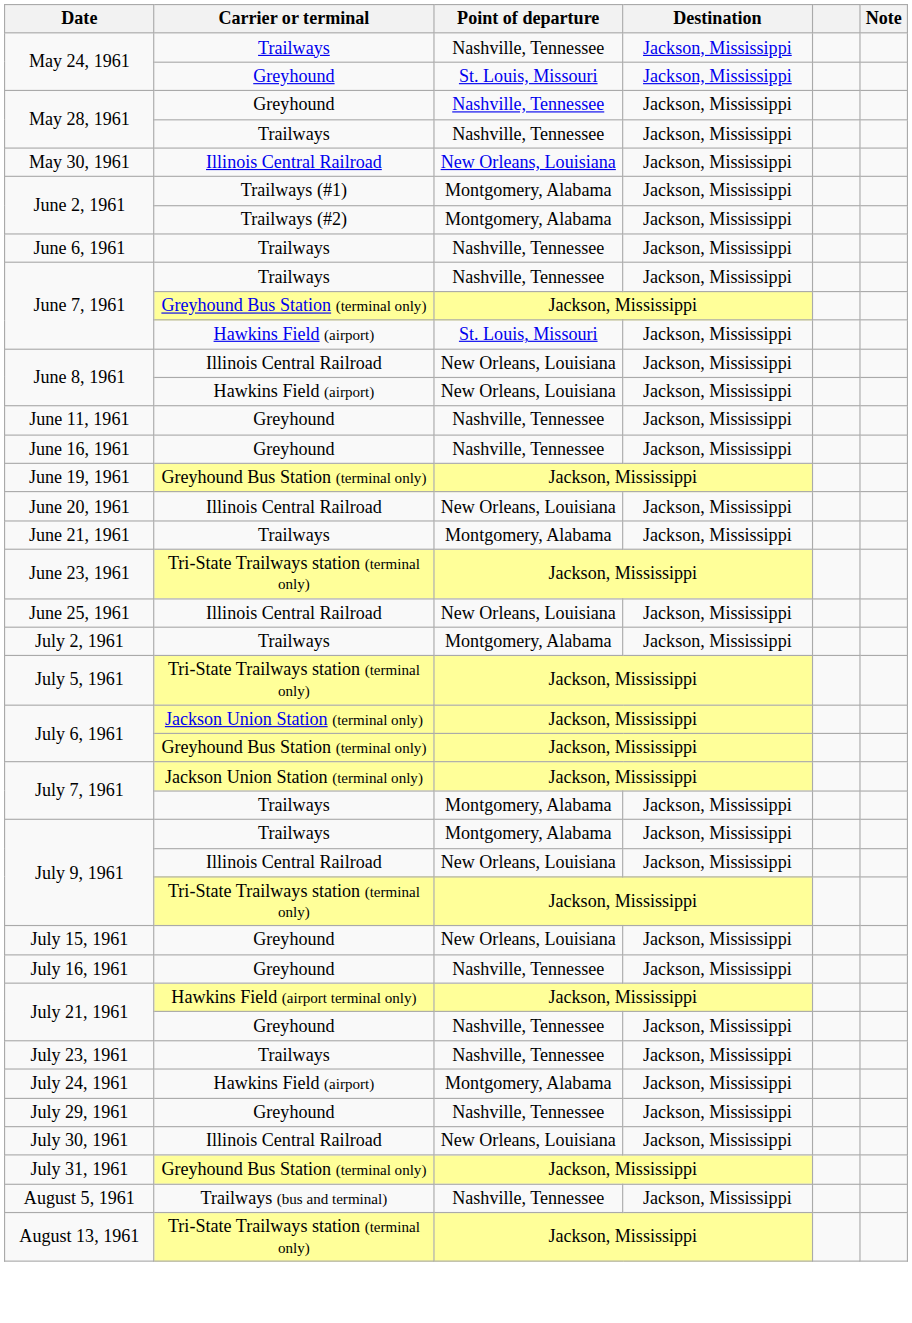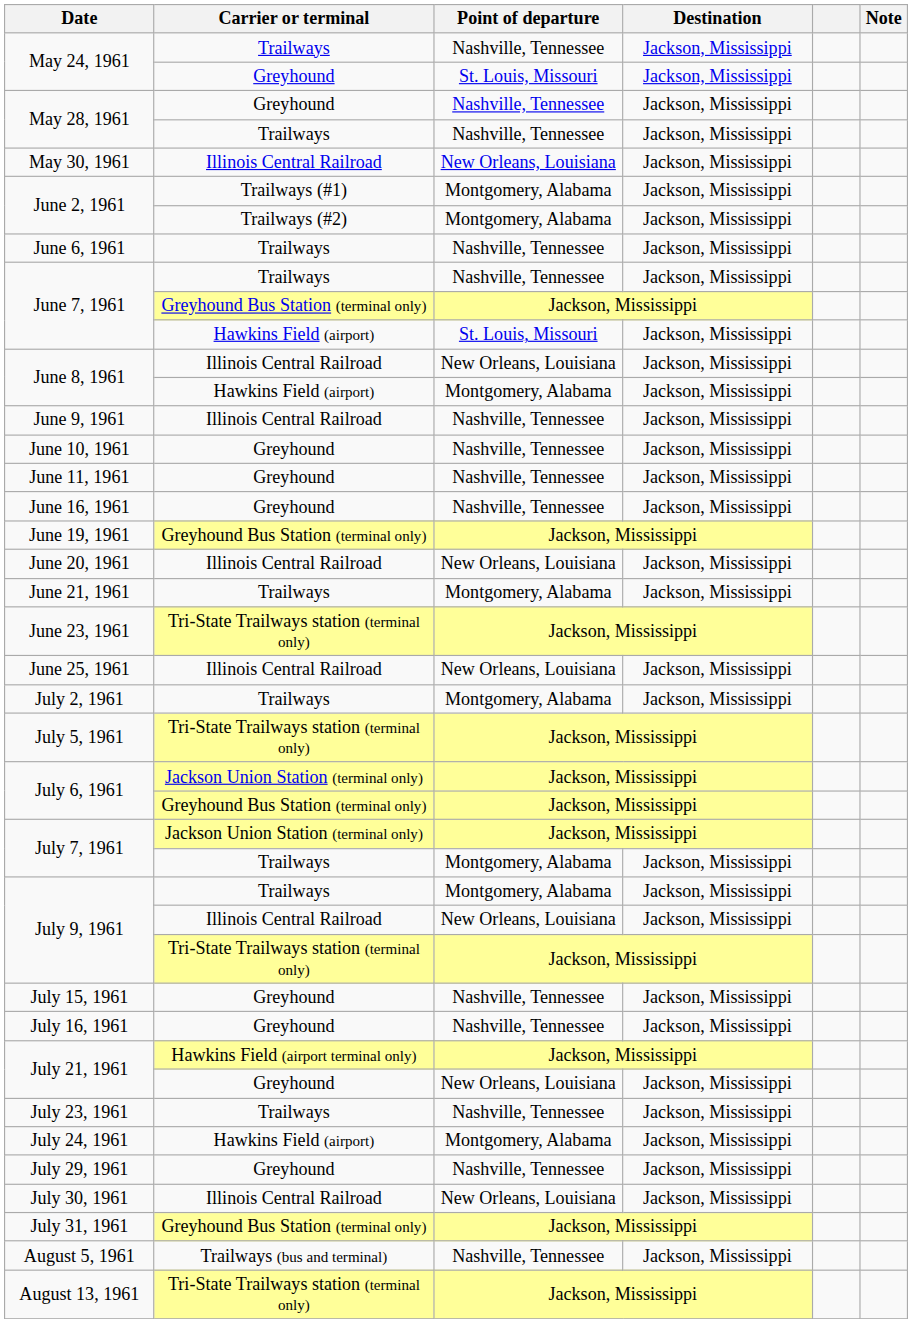(528, 391) New Orleans, Louisiana -> (528, 391) Montgomery, Alabama
+ row: (79, 420)
+ row: (79, 448)
(528, 940) New Orleans, Louisiana -> (528, 997) Nashville, Tennessee
(528, 1026) Nashville, Tennessee -> (528, 1083) New Orleans, Louisiana
